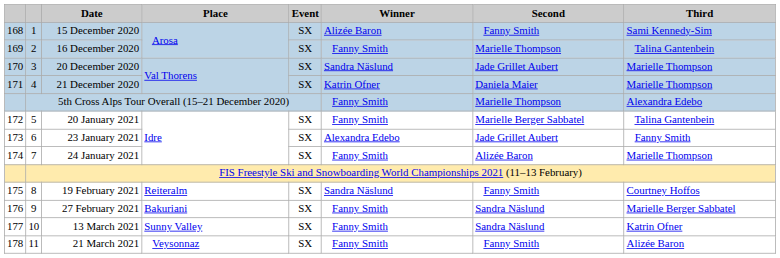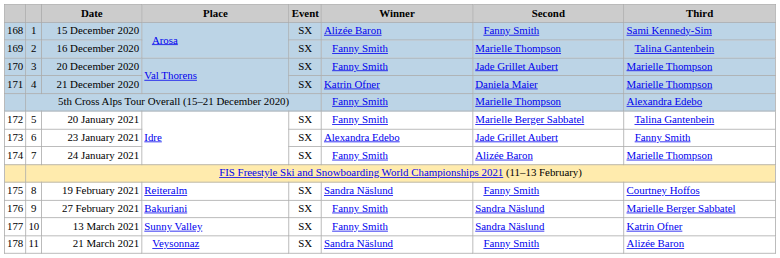(359, 66) Sandra Näslund -> (356, 66) Fanny Smith
(356, 244) Fanny Smith -> (359, 244) Sandra Näslund
